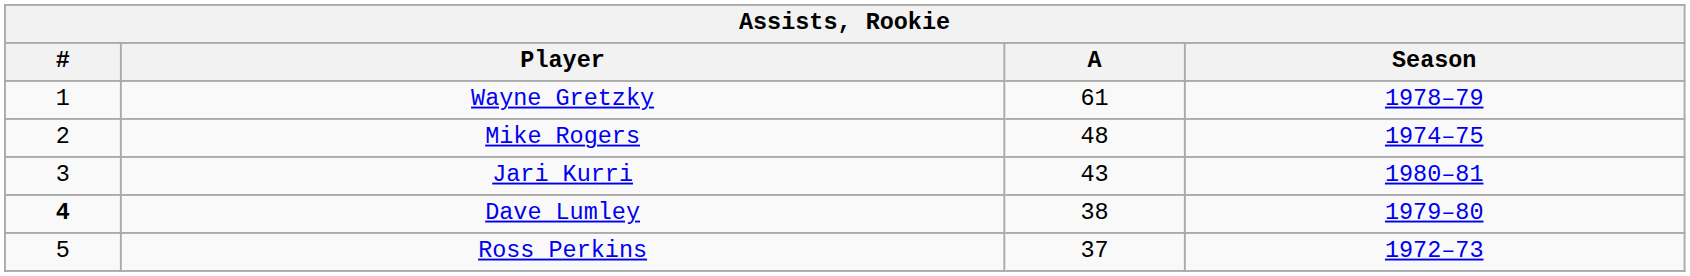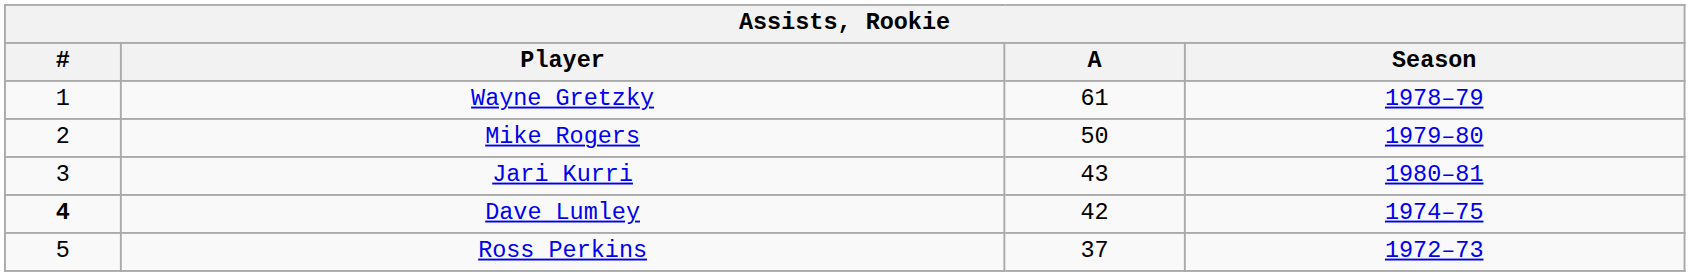(1094, 138) 48 -> (1094, 138) 50
(1434, 138) 1974–75 -> (1434, 138) 1979–80
(1094, 214) 38 -> (1094, 214) 42
(1434, 214) 1979–80 -> (1434, 214) 1974–75
